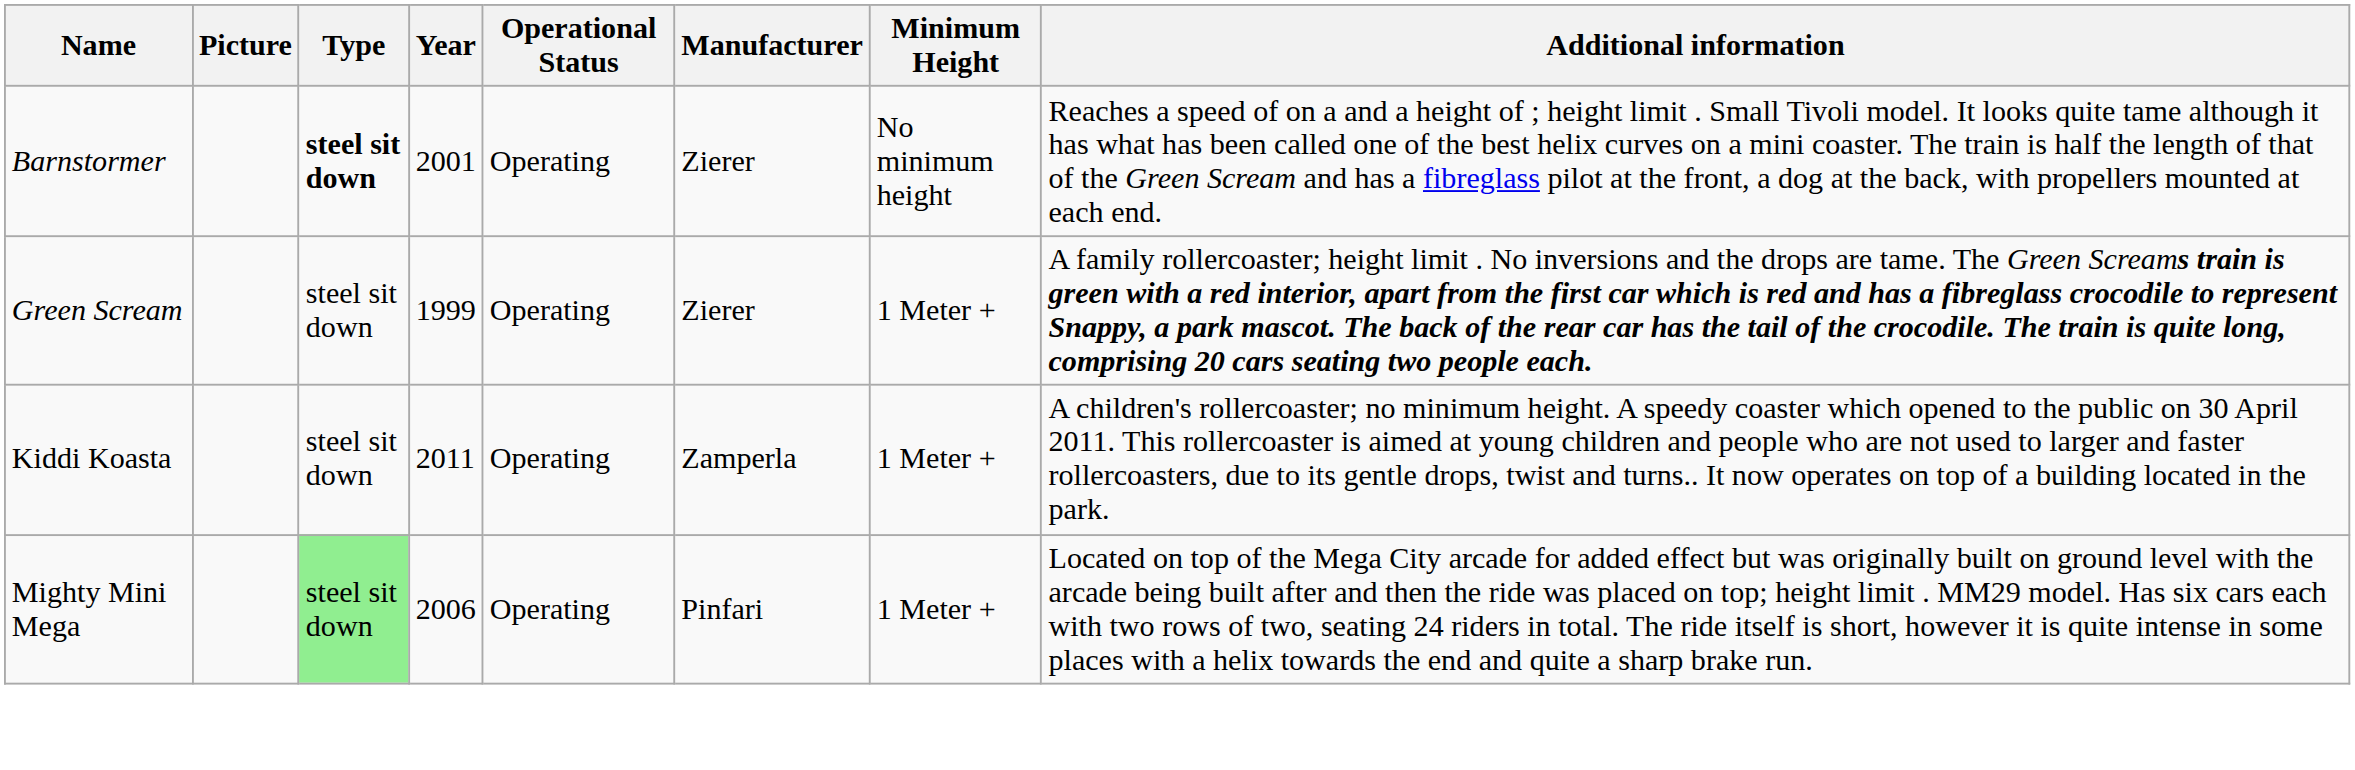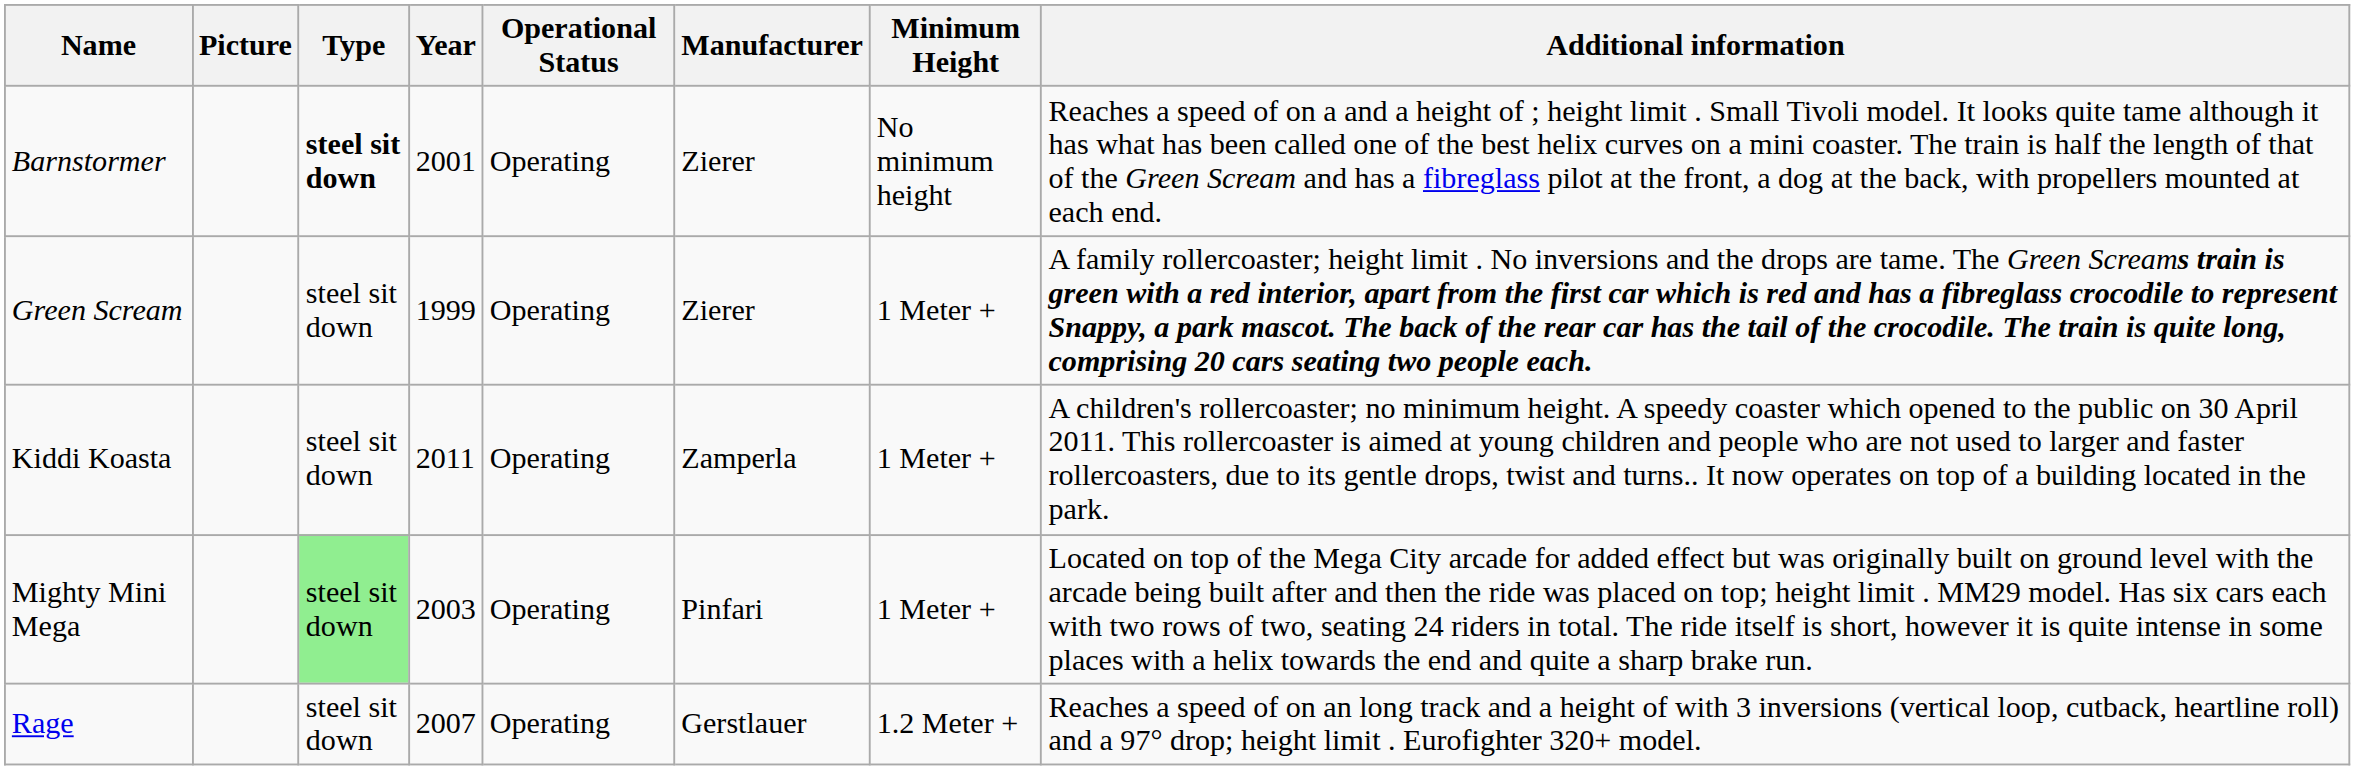(446, 608) 2006 -> (446, 608) 2003
+ row: (43, 723)
